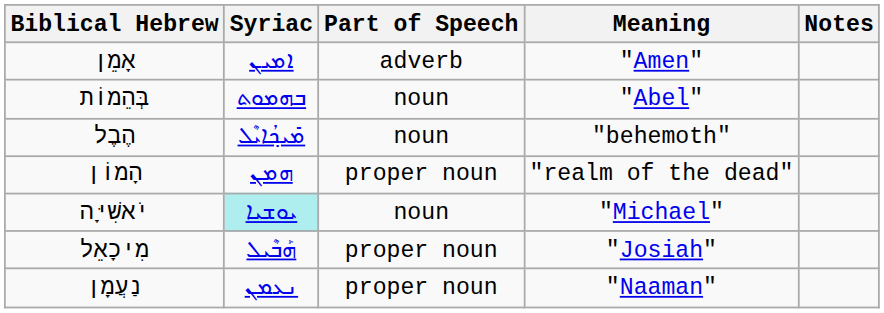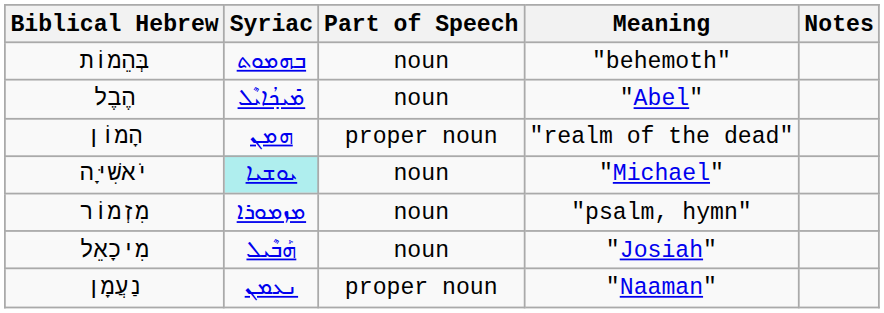- row: (115, 61)
(661, 99) "Abel" -> (661, 61) "behemoth"
(661, 137) "behemoth" -> (661, 99) "Abel"
+ row: (115, 212)
(421, 250) proper noun -> (421, 250) noun
